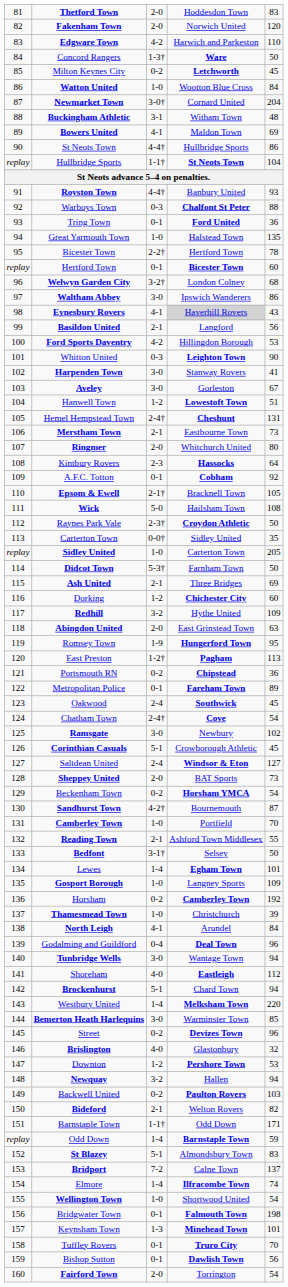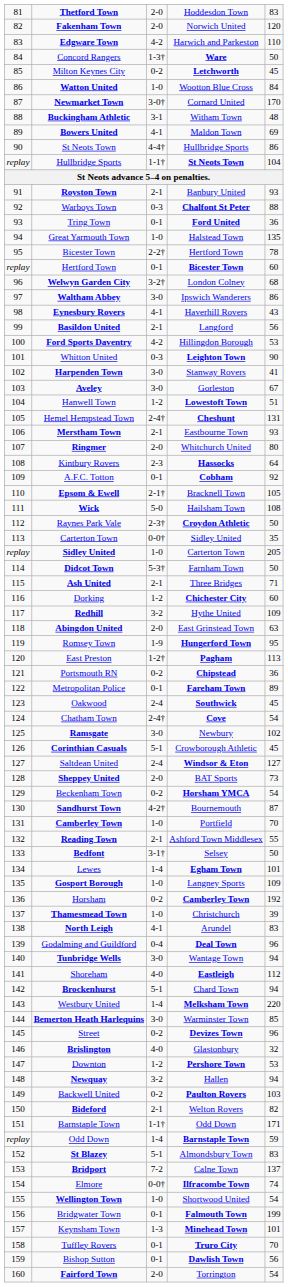(274, 101) 204 -> (274, 101) 170
(157, 192) 4-4† -> (157, 192) 2-1
(216, 312) lightgrey background -> (216, 312) no background
(274, 432) 73 -> (274, 432) 93
(274, 582) 69 -> (274, 582) 71
(274, 928) 84 -> (274, 928) 83
(157, 1184) 1-4 -> (157, 1184) 0-0†
(274, 1214) 198 -> (274, 1214) 199
